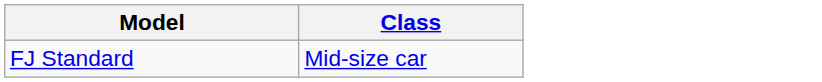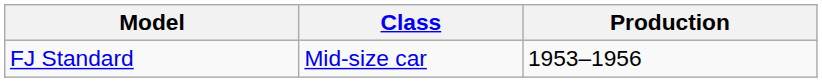+ column: (670, 22)
